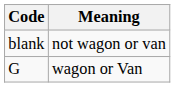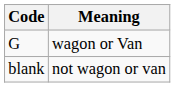rows swapped: (26, 43) <-> (14, 69)
